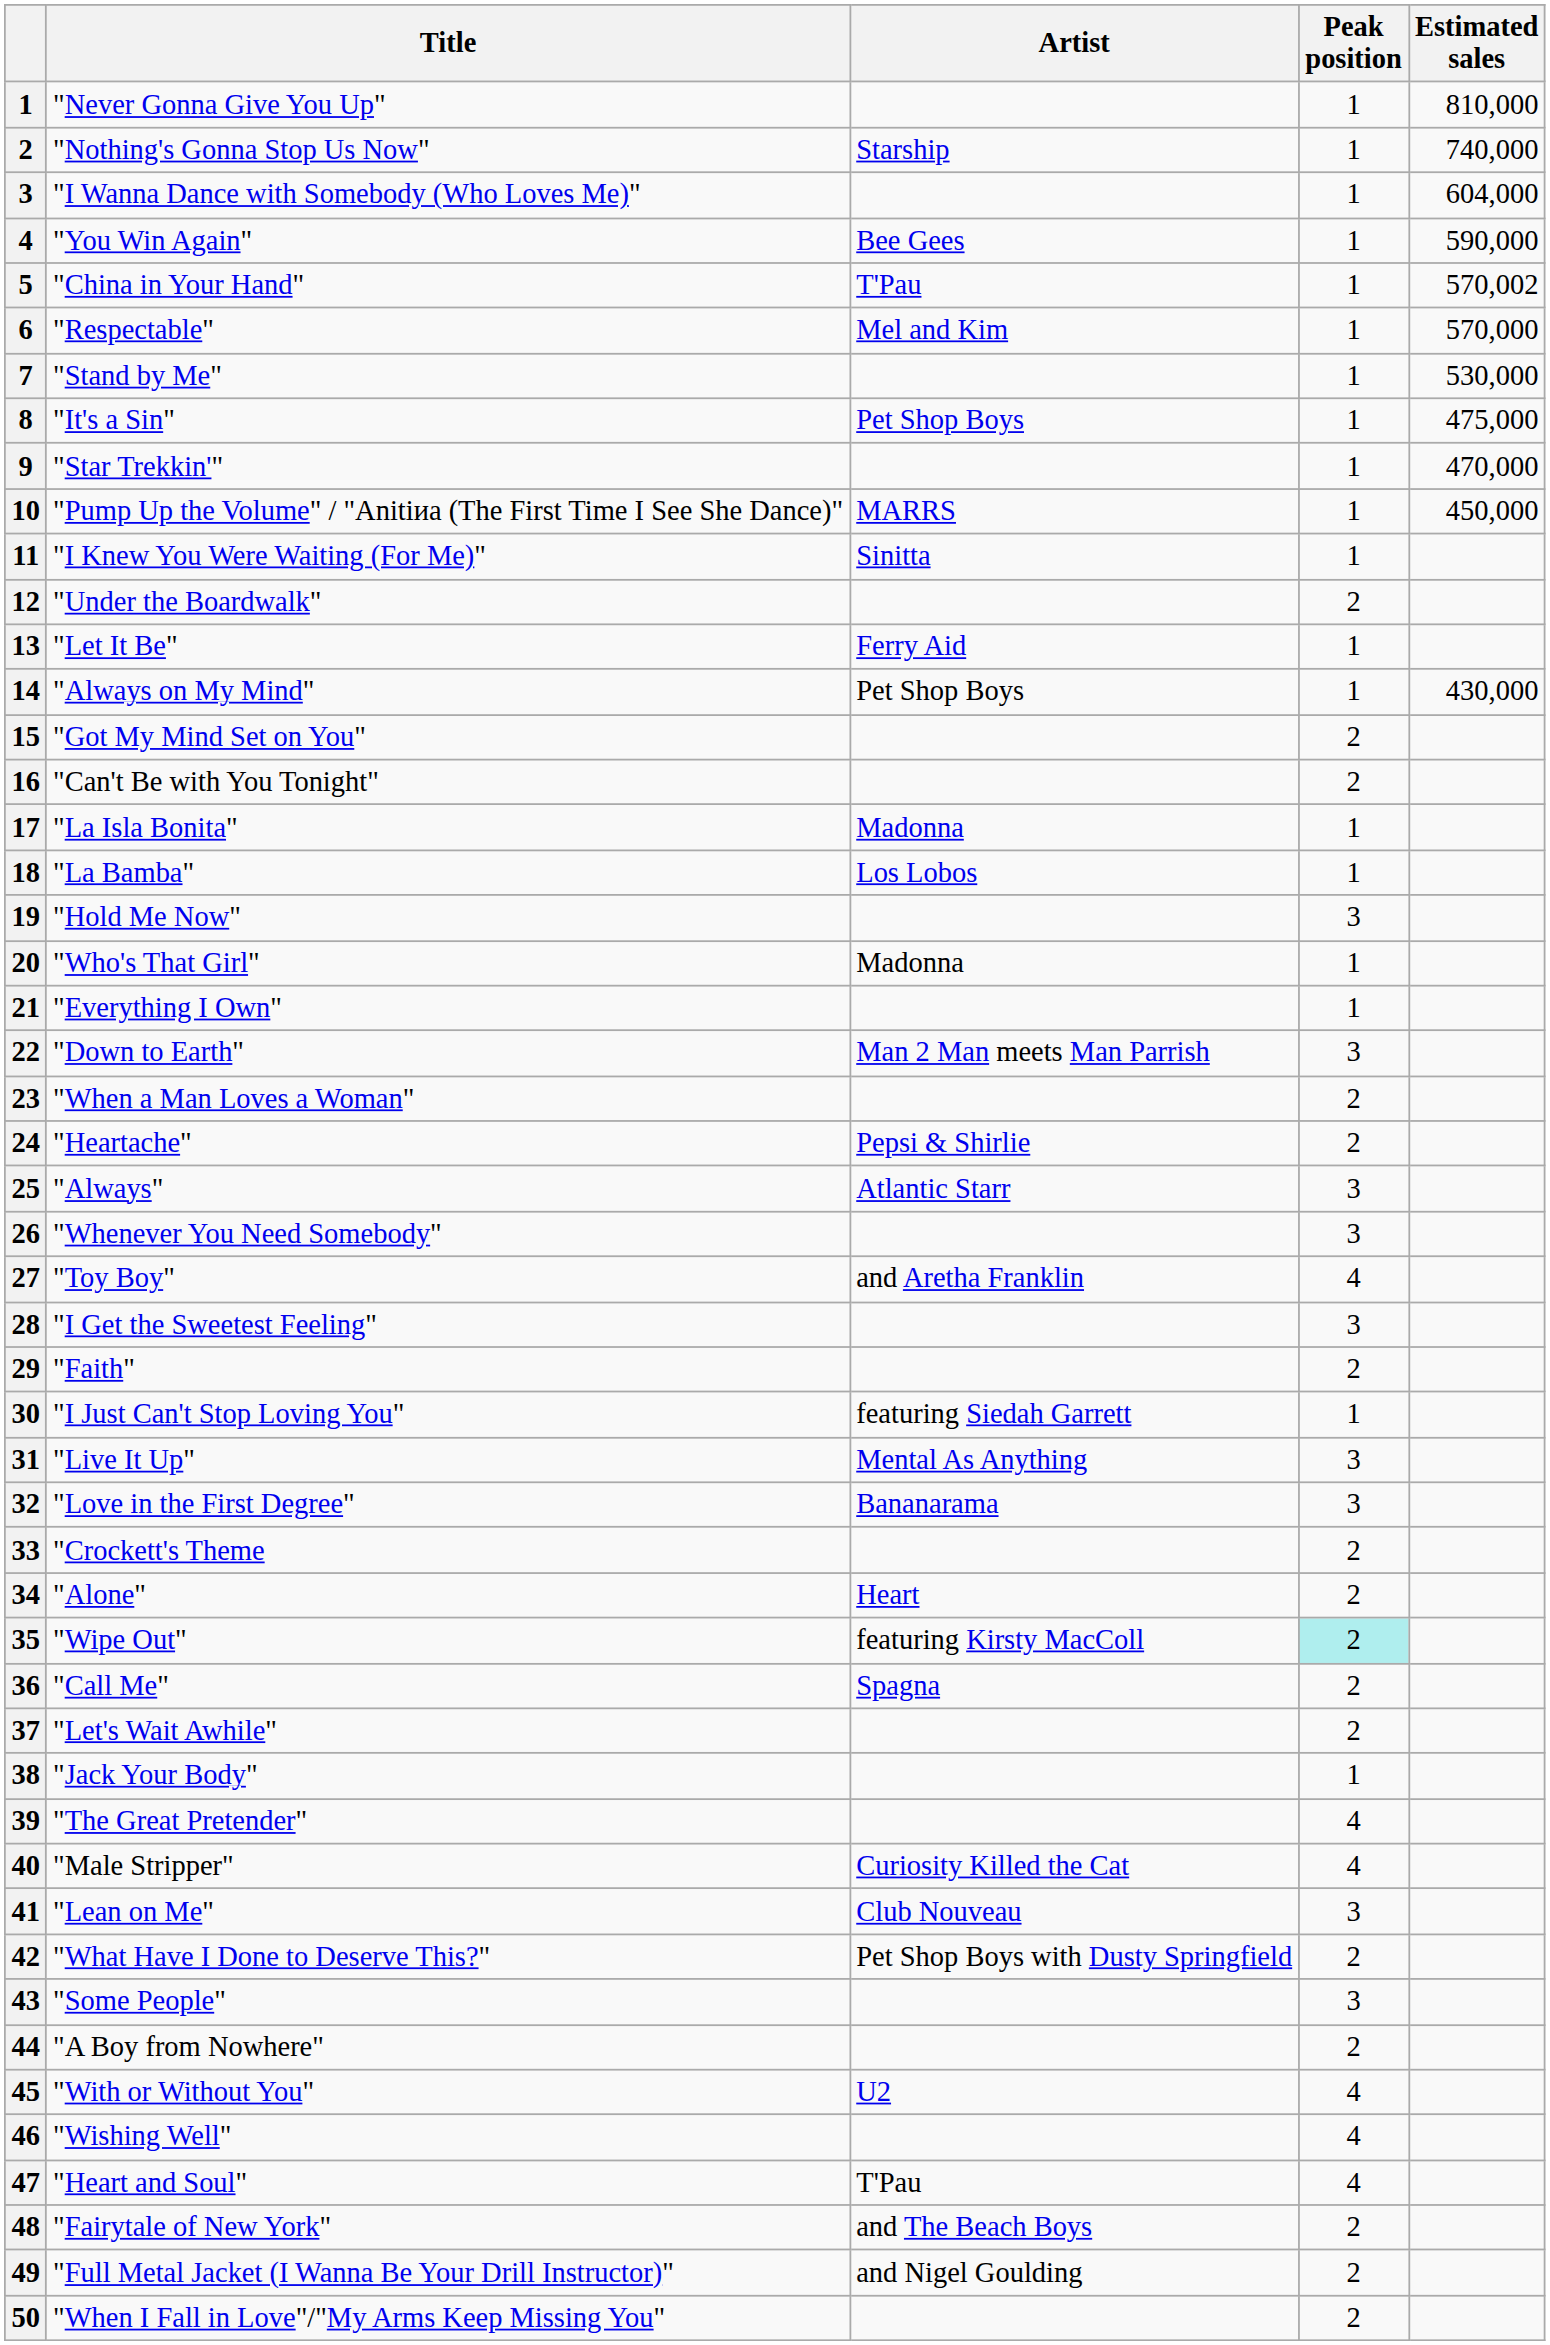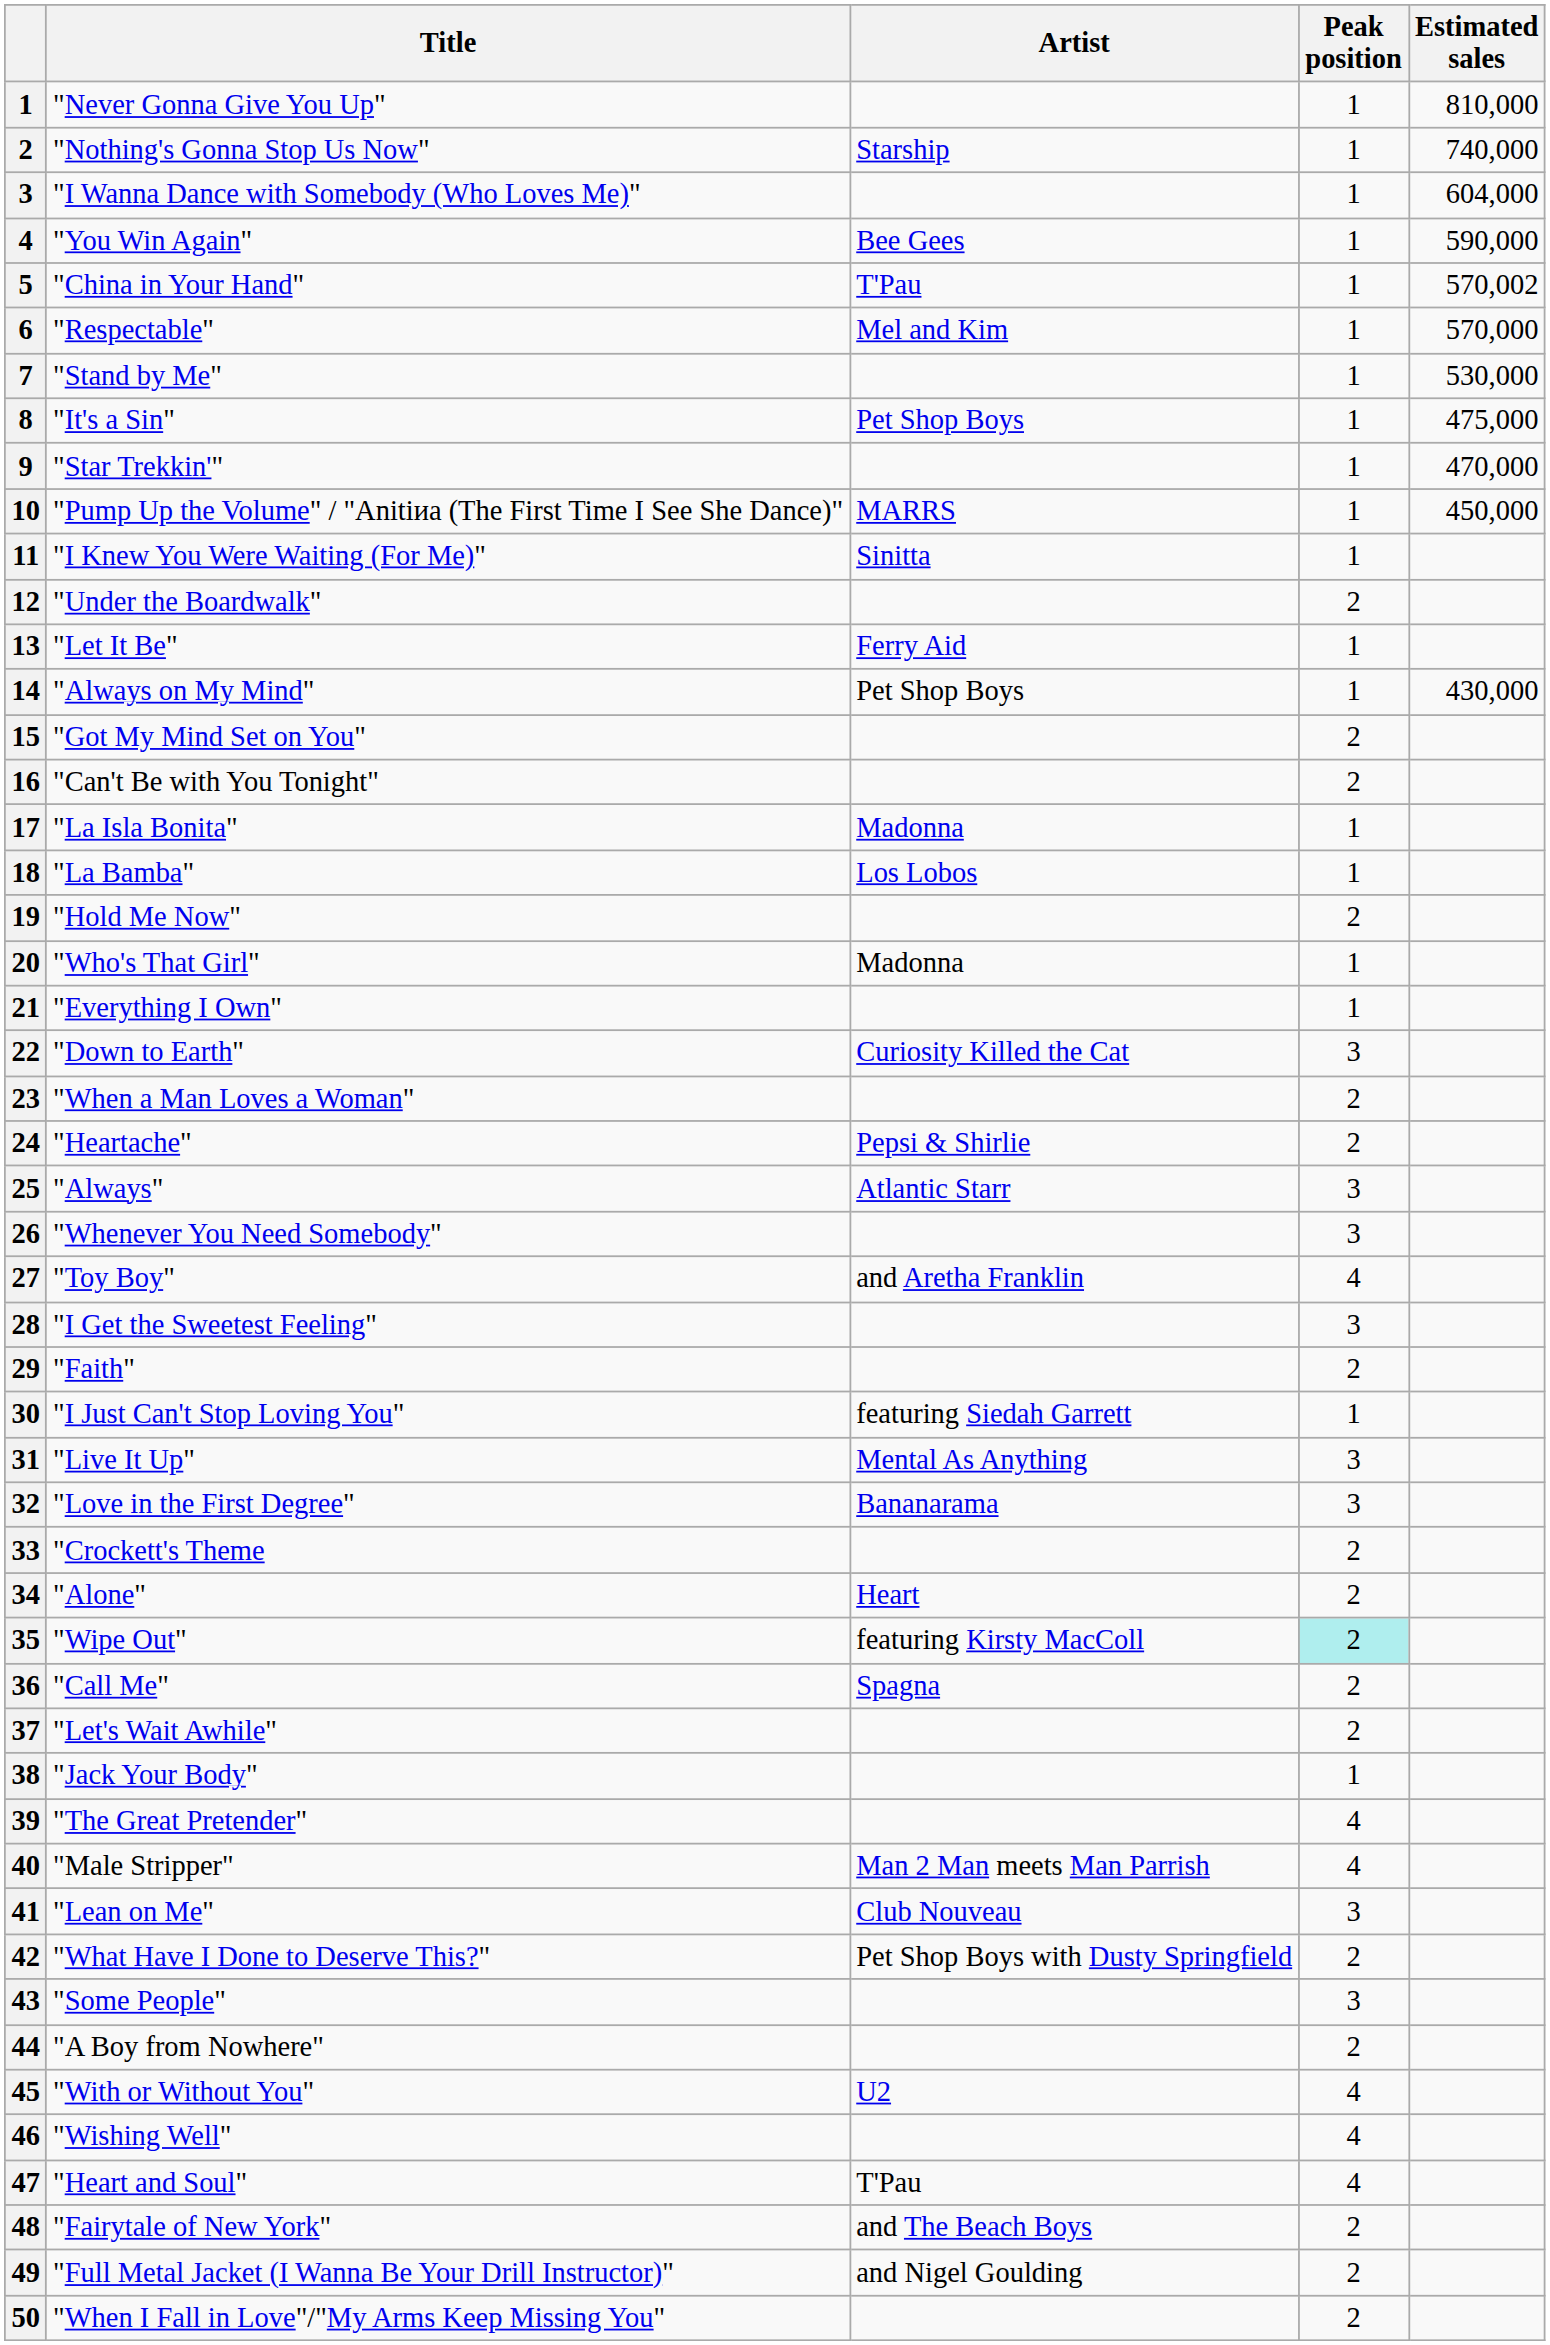(1354, 917) 3 -> (1354, 917) 2
(1033, 1052) Man 2 Man meets Man Parrish -> (993, 1052) Curiosity Killed the Cat
(993, 1865) Curiosity Killed the Cat -> (1033, 1865) Man 2 Man meets Man Parrish
